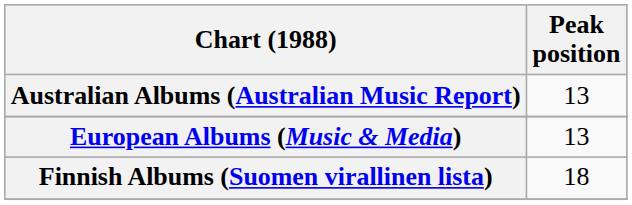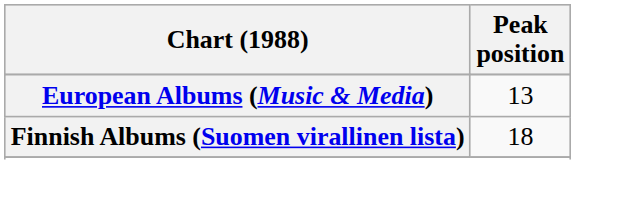- row: (266, 95)
